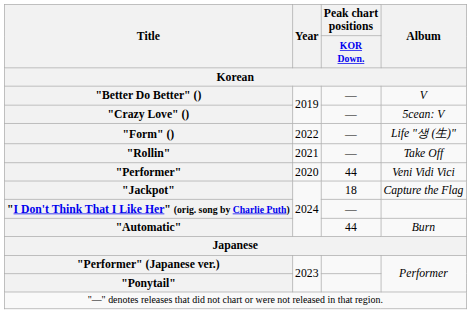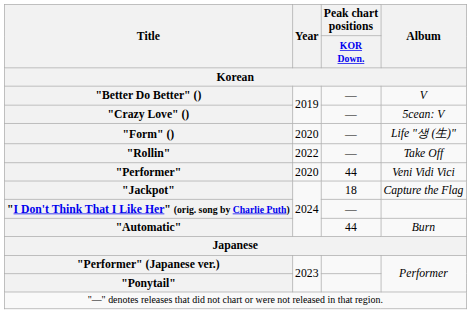(307, 133) 2022 -> (307, 133) 2020
(307, 153) 2021 -> (307, 153) 2022
